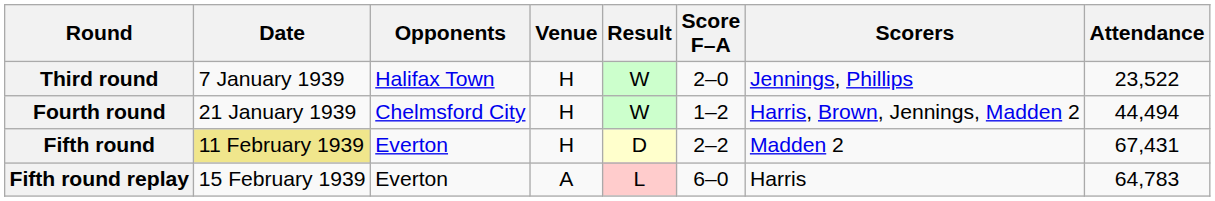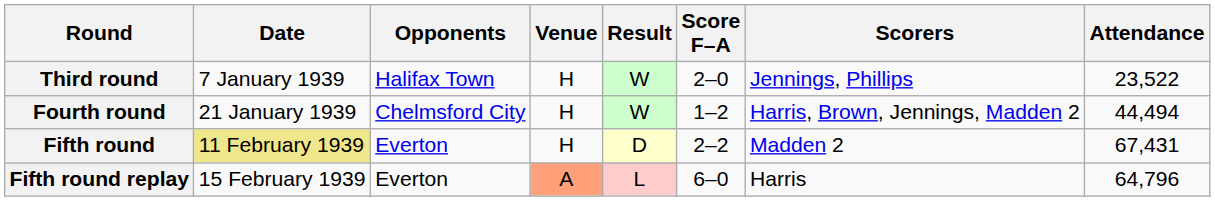(566, 178) no background -> (566, 178) lightsalmon background
(1147, 178) 64,783 -> (1147, 178) 64,796
